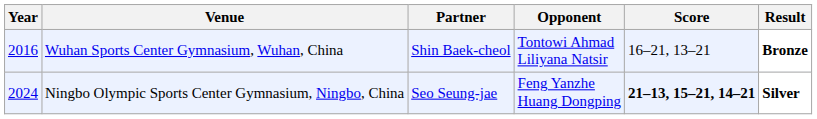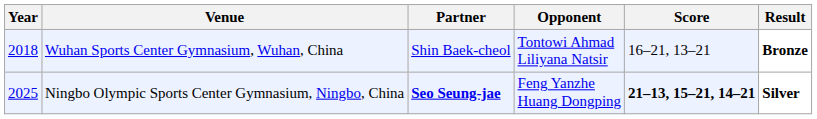(23, 50) 2016 -> (23, 50) 2018
(23, 93) 2024 -> (23, 93) 2025
(454, 93) normal -> (456, 93) bold
